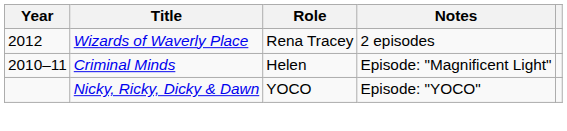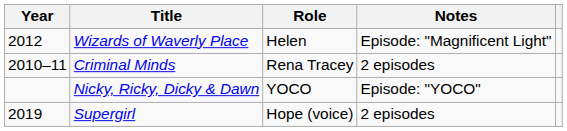(310, 41) Rena Tracey -> (286, 41) Helen
(398, 41) 2 episodes -> (456, 41) Episode: "Magnificent Light"
(286, 65) Helen -> (310, 65) Rena Tracey
(456, 65) Episode: "Magnificent Light" -> (398, 65) 2 episodes
+ row: (104, 114)
